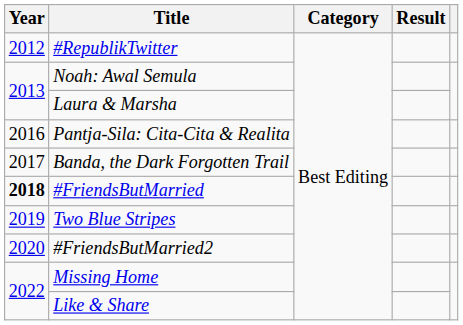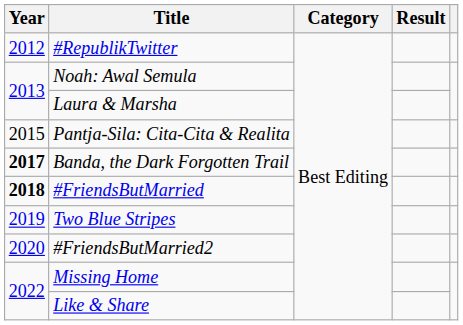(27, 133) 2016 -> (27, 133) 2015
(27, 162) normal -> (27, 162) bold
